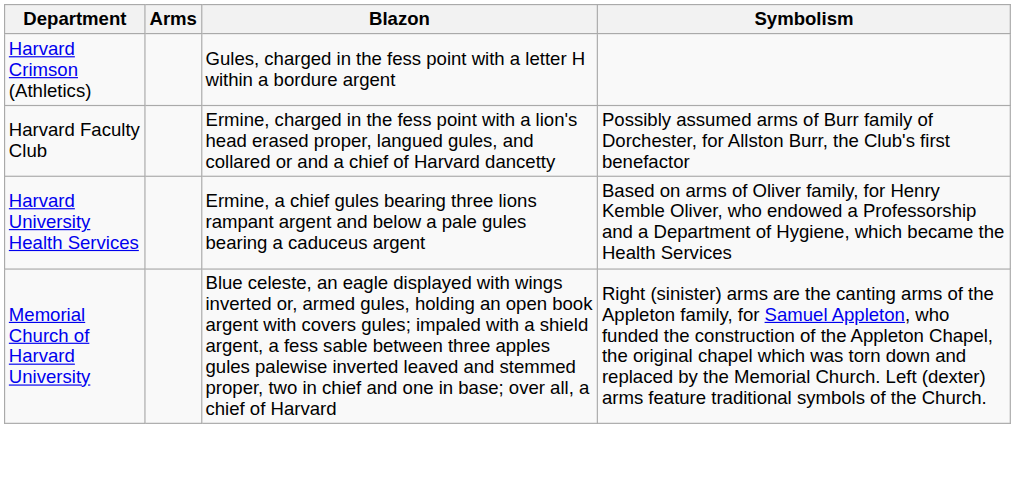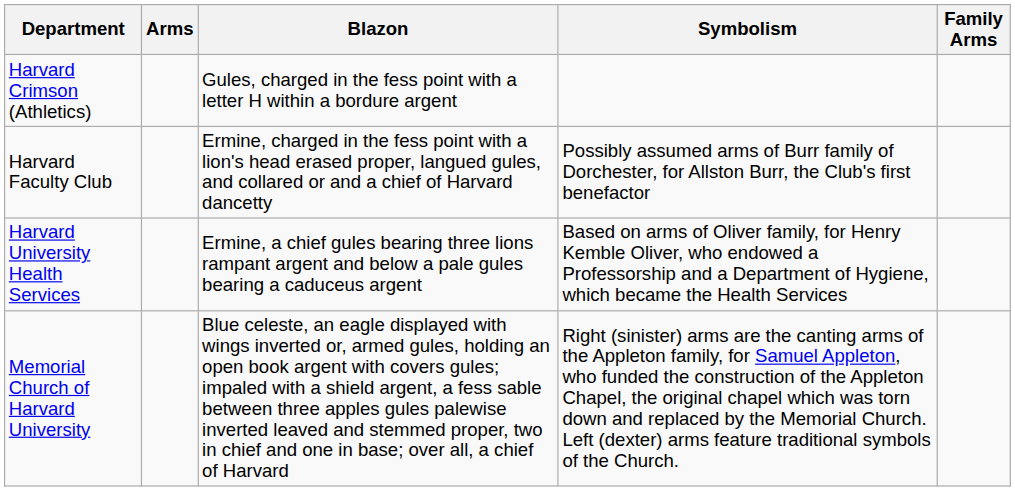+ column: (974, 29)
